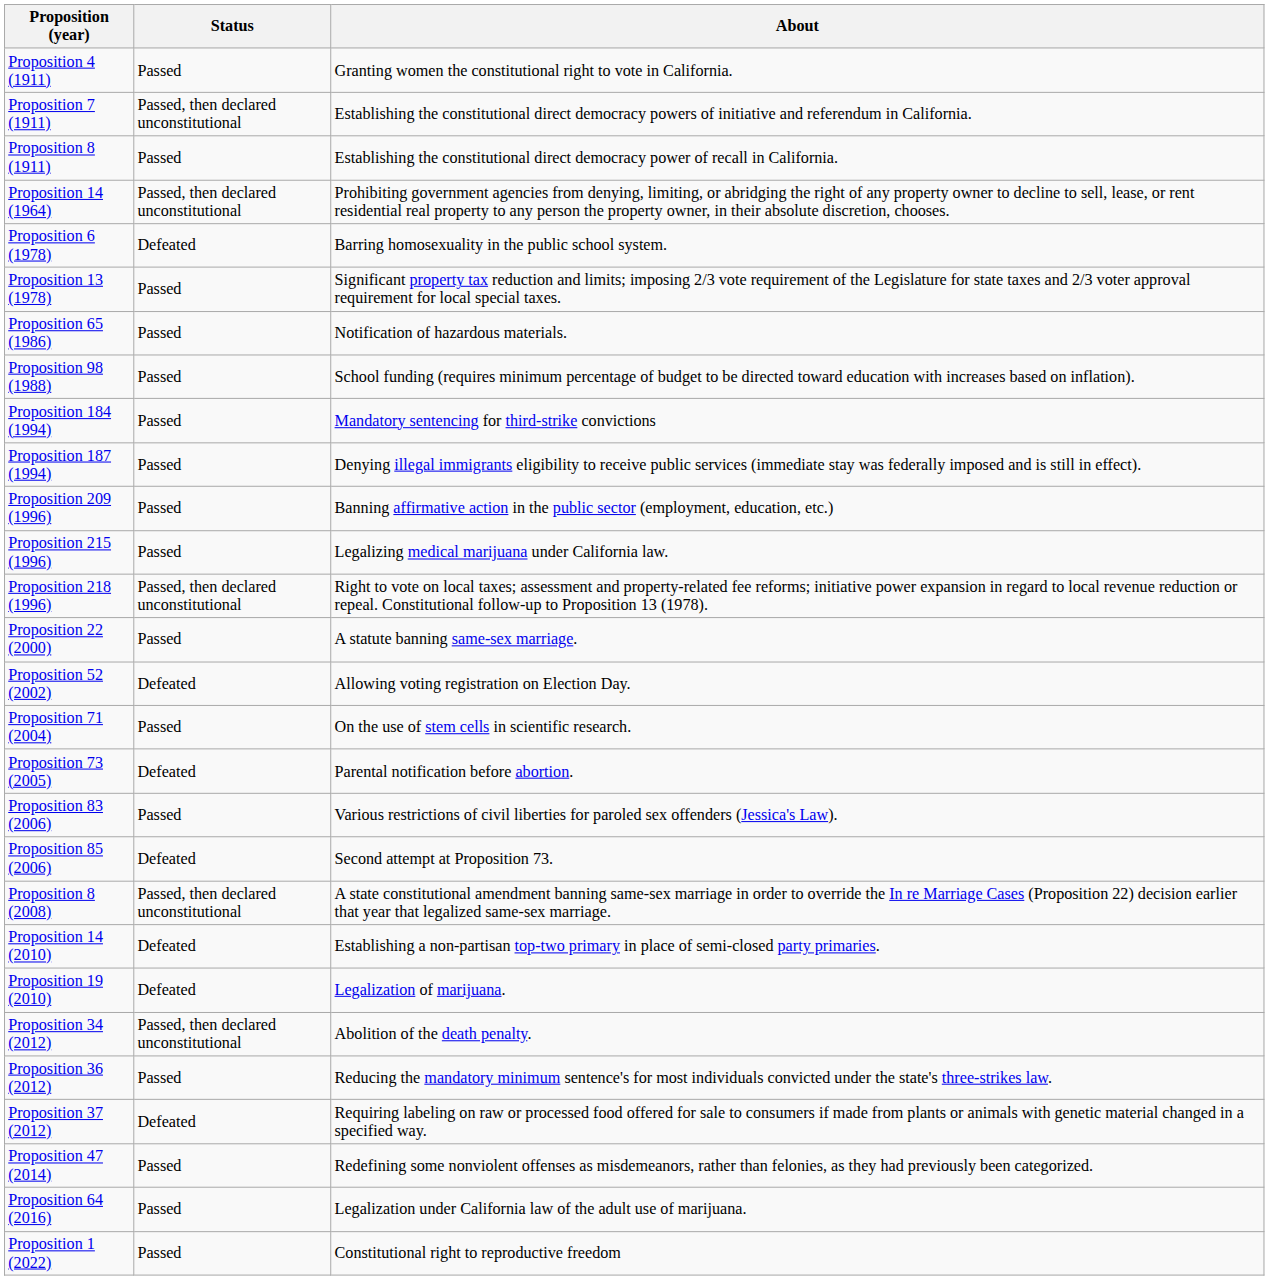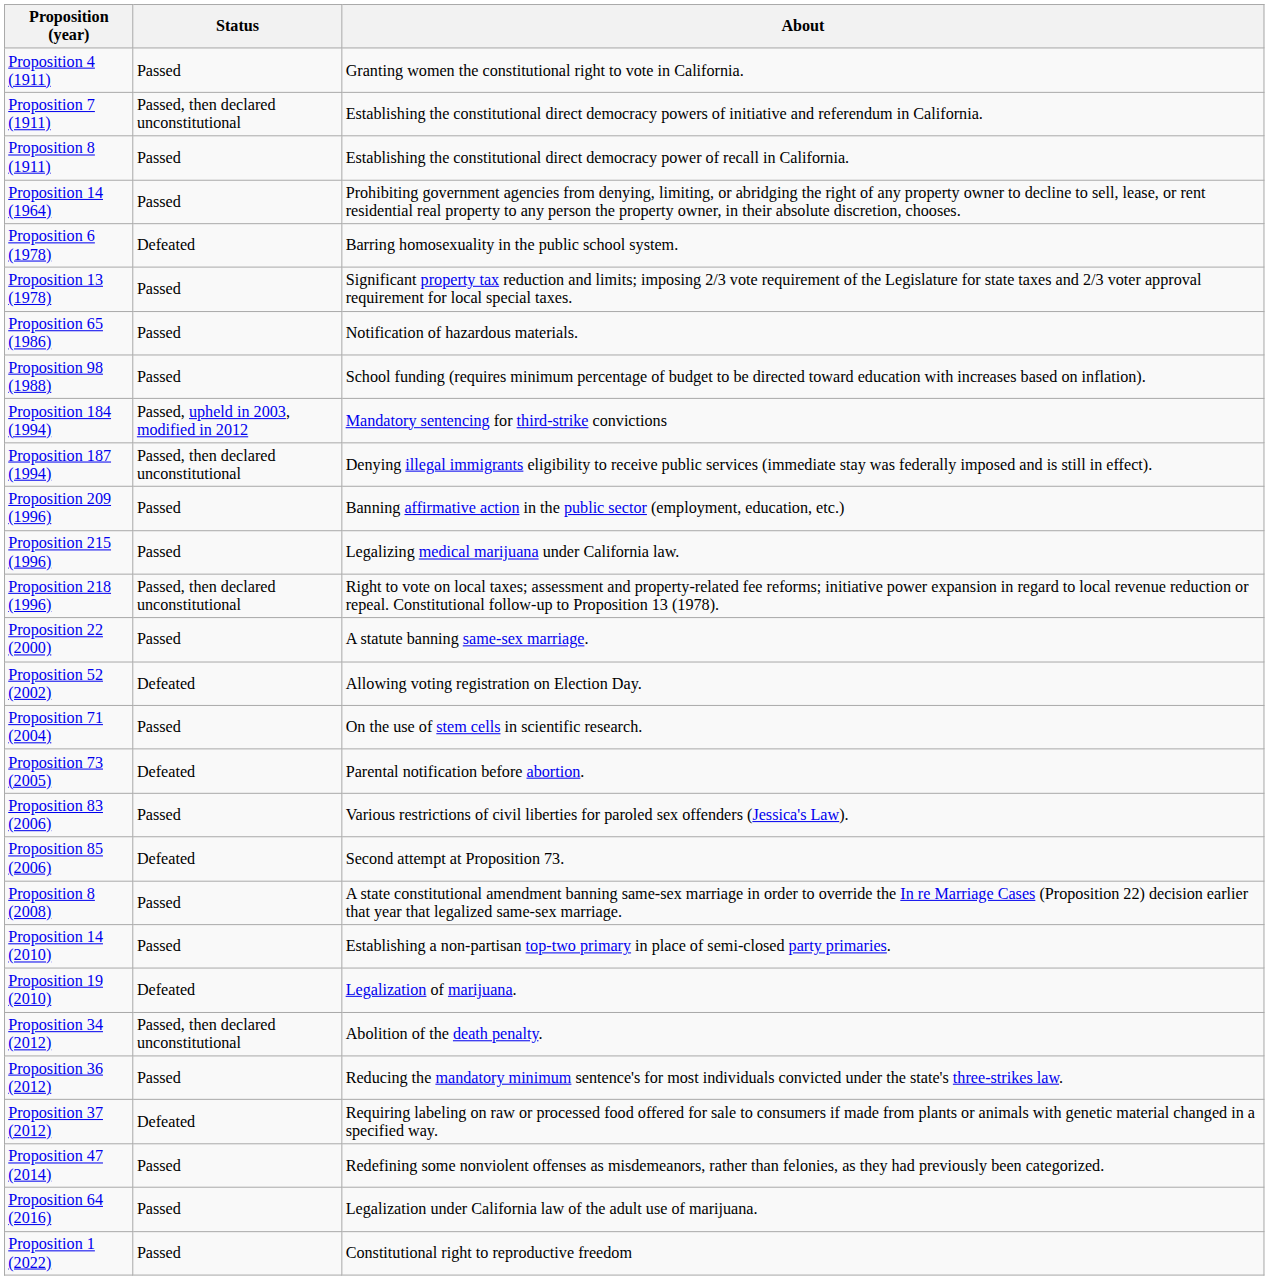(207, 201) Passed, then declared unconstitutional -> (159, 201) Passed
(159, 420) Passed -> (213, 420) Passed, upheld in 2003, modified in 2012
(159, 464) Passed -> (206, 464) Passed, then declared unconstitutional
(207, 902) Passed, then declared unconstitutional -> (159, 902) Passed
(167, 946) Defeated -> (159, 946) Passed
